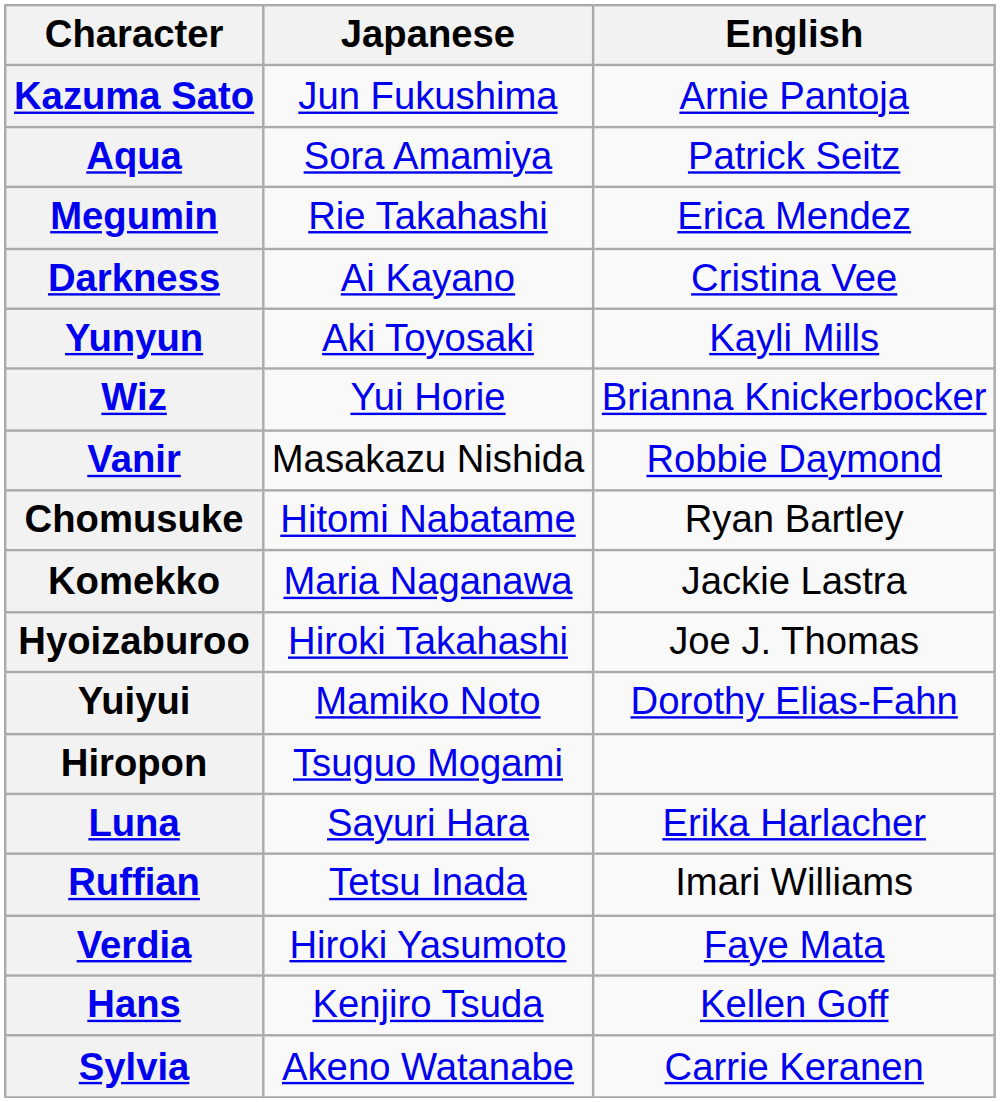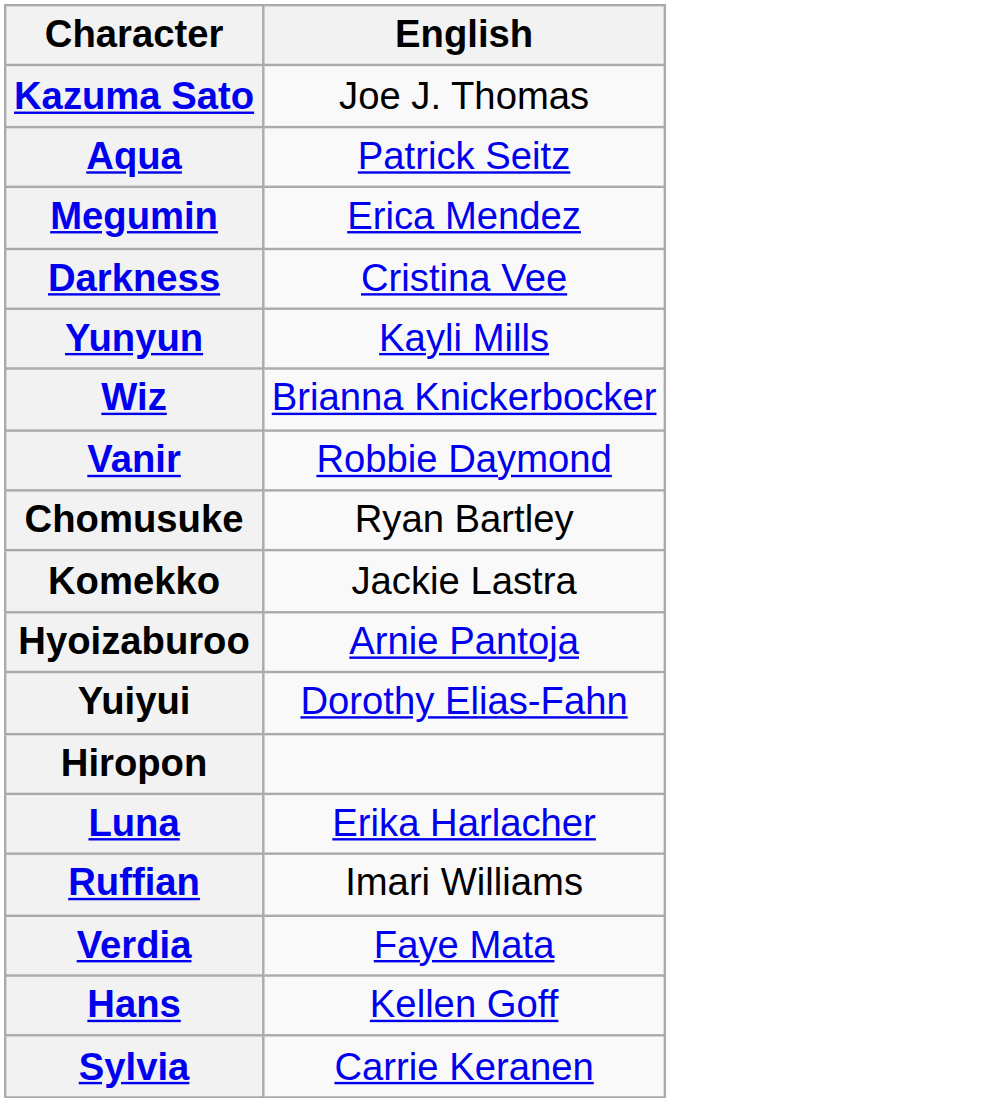- column: (428, 34)
(794, 95) Arnie Pantoja -> (464, 95) Joe J. Thomas
(794, 641) Joe J. Thomas -> (464, 641) Arnie Pantoja
